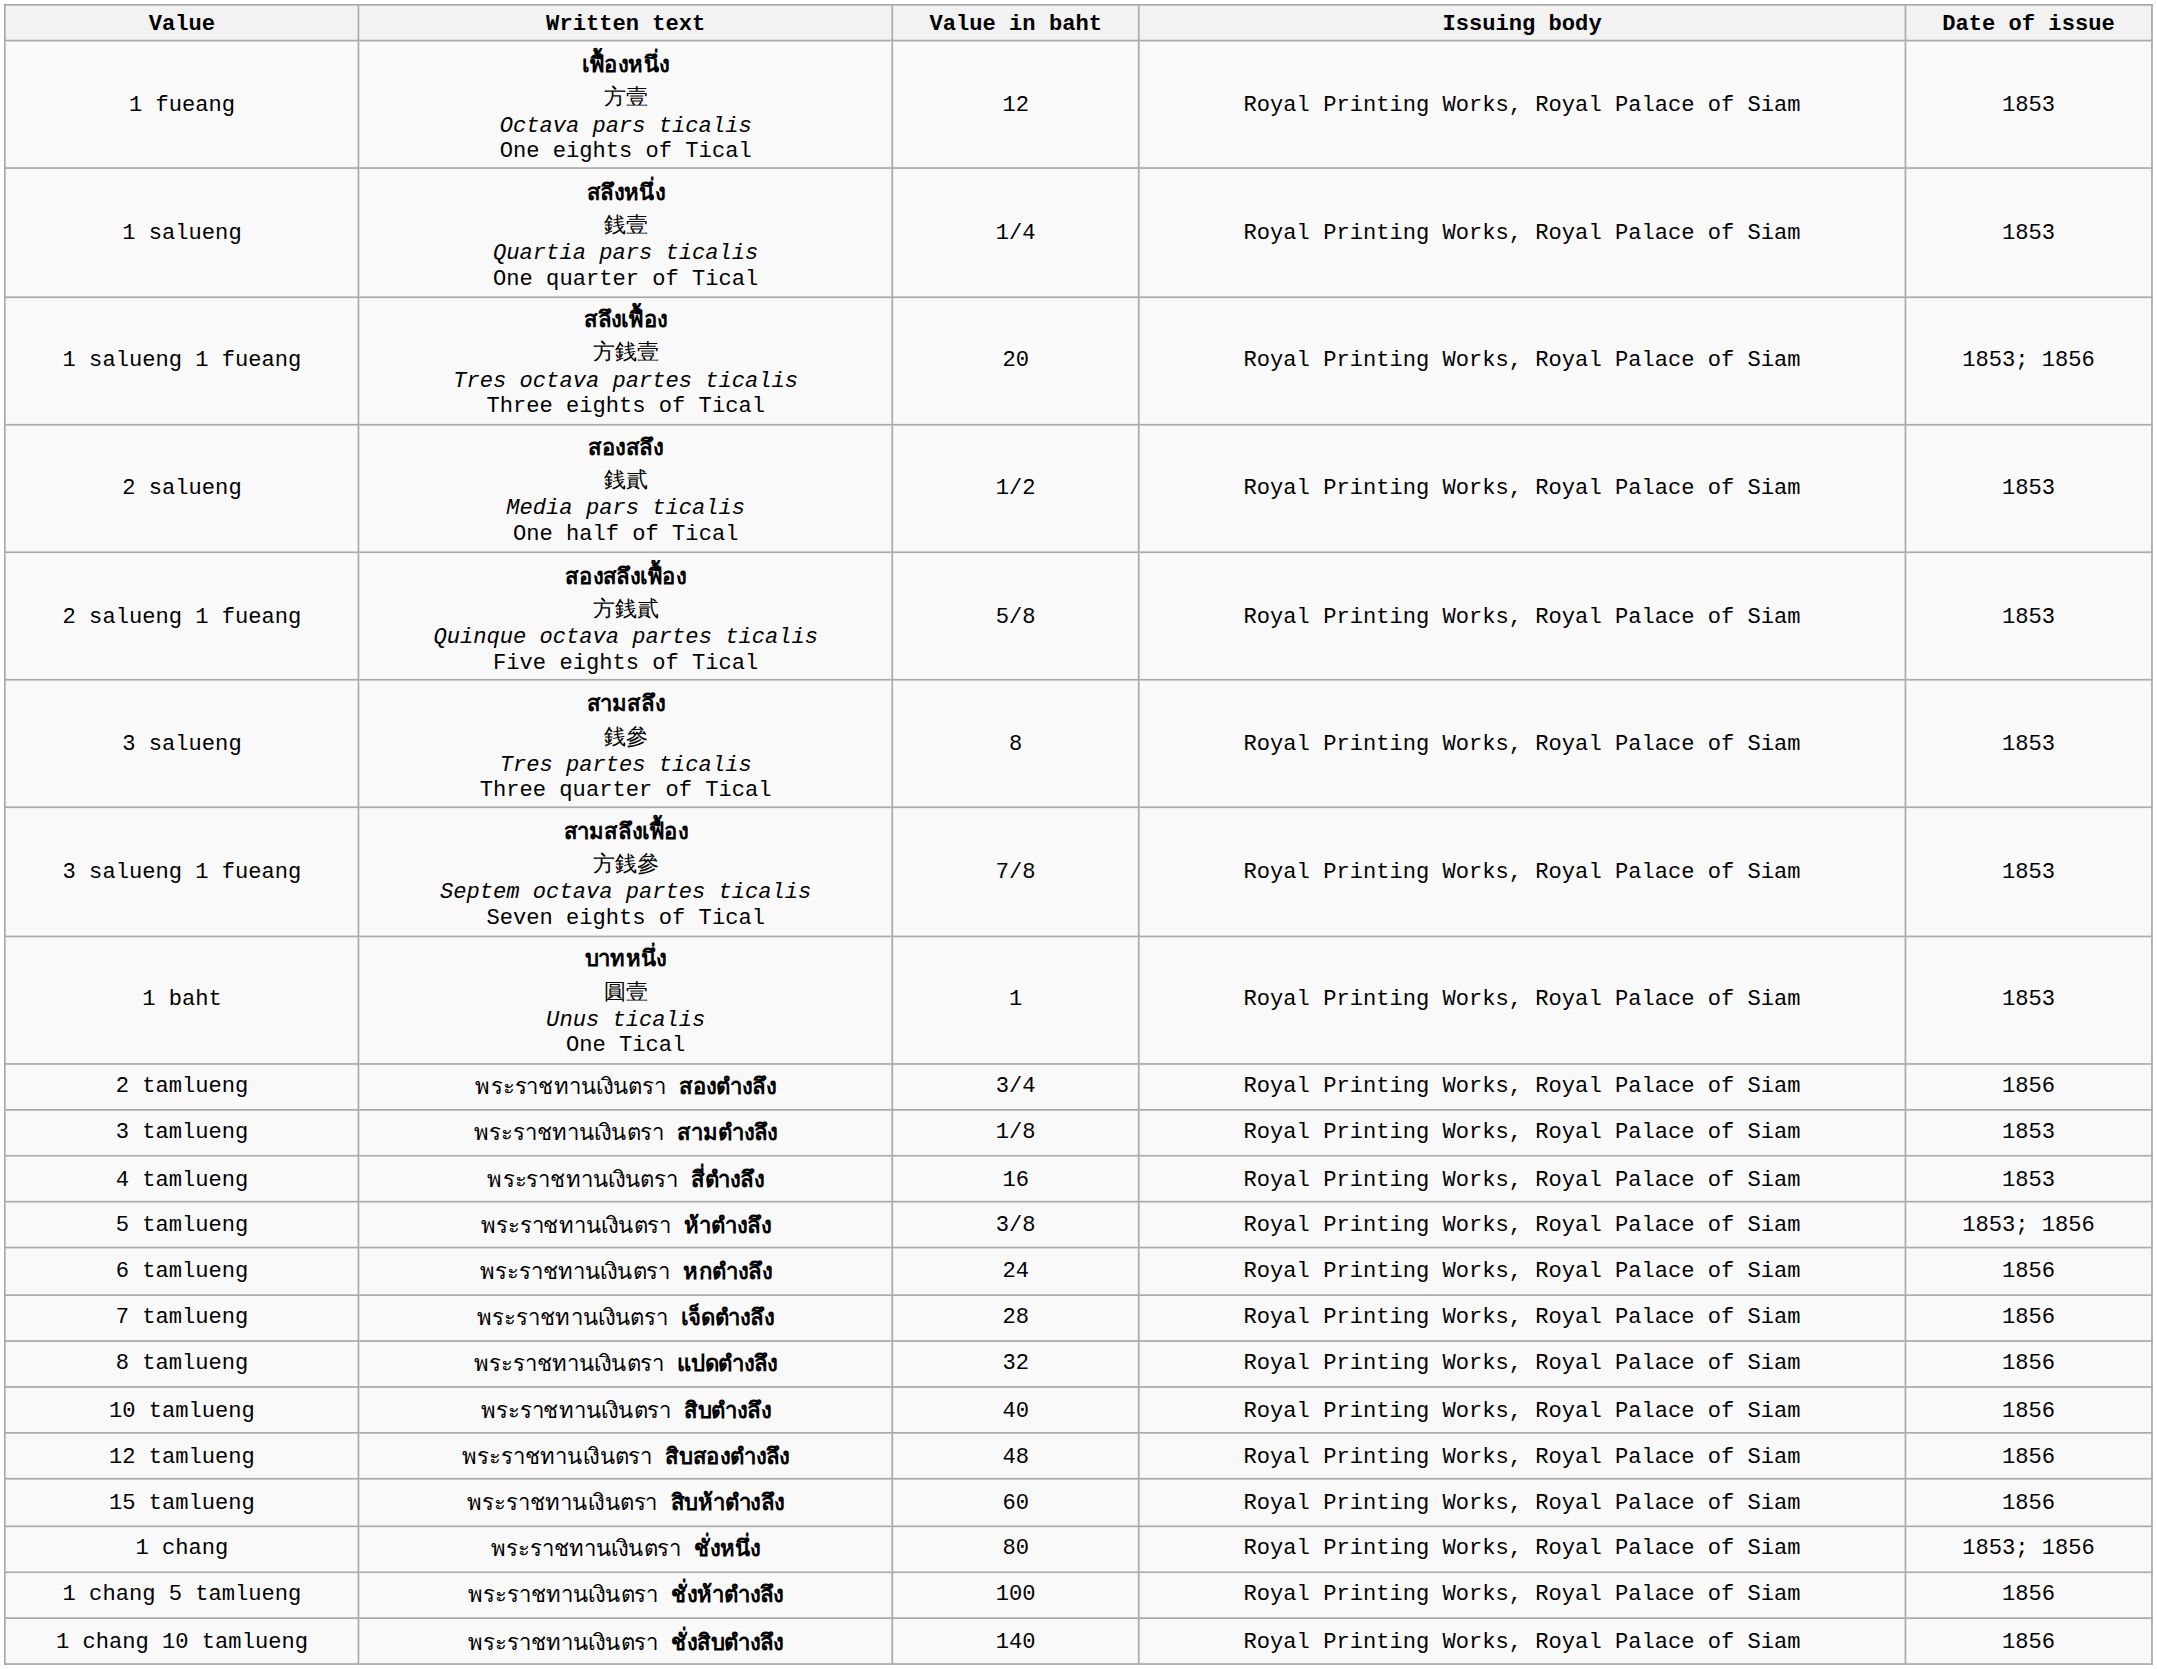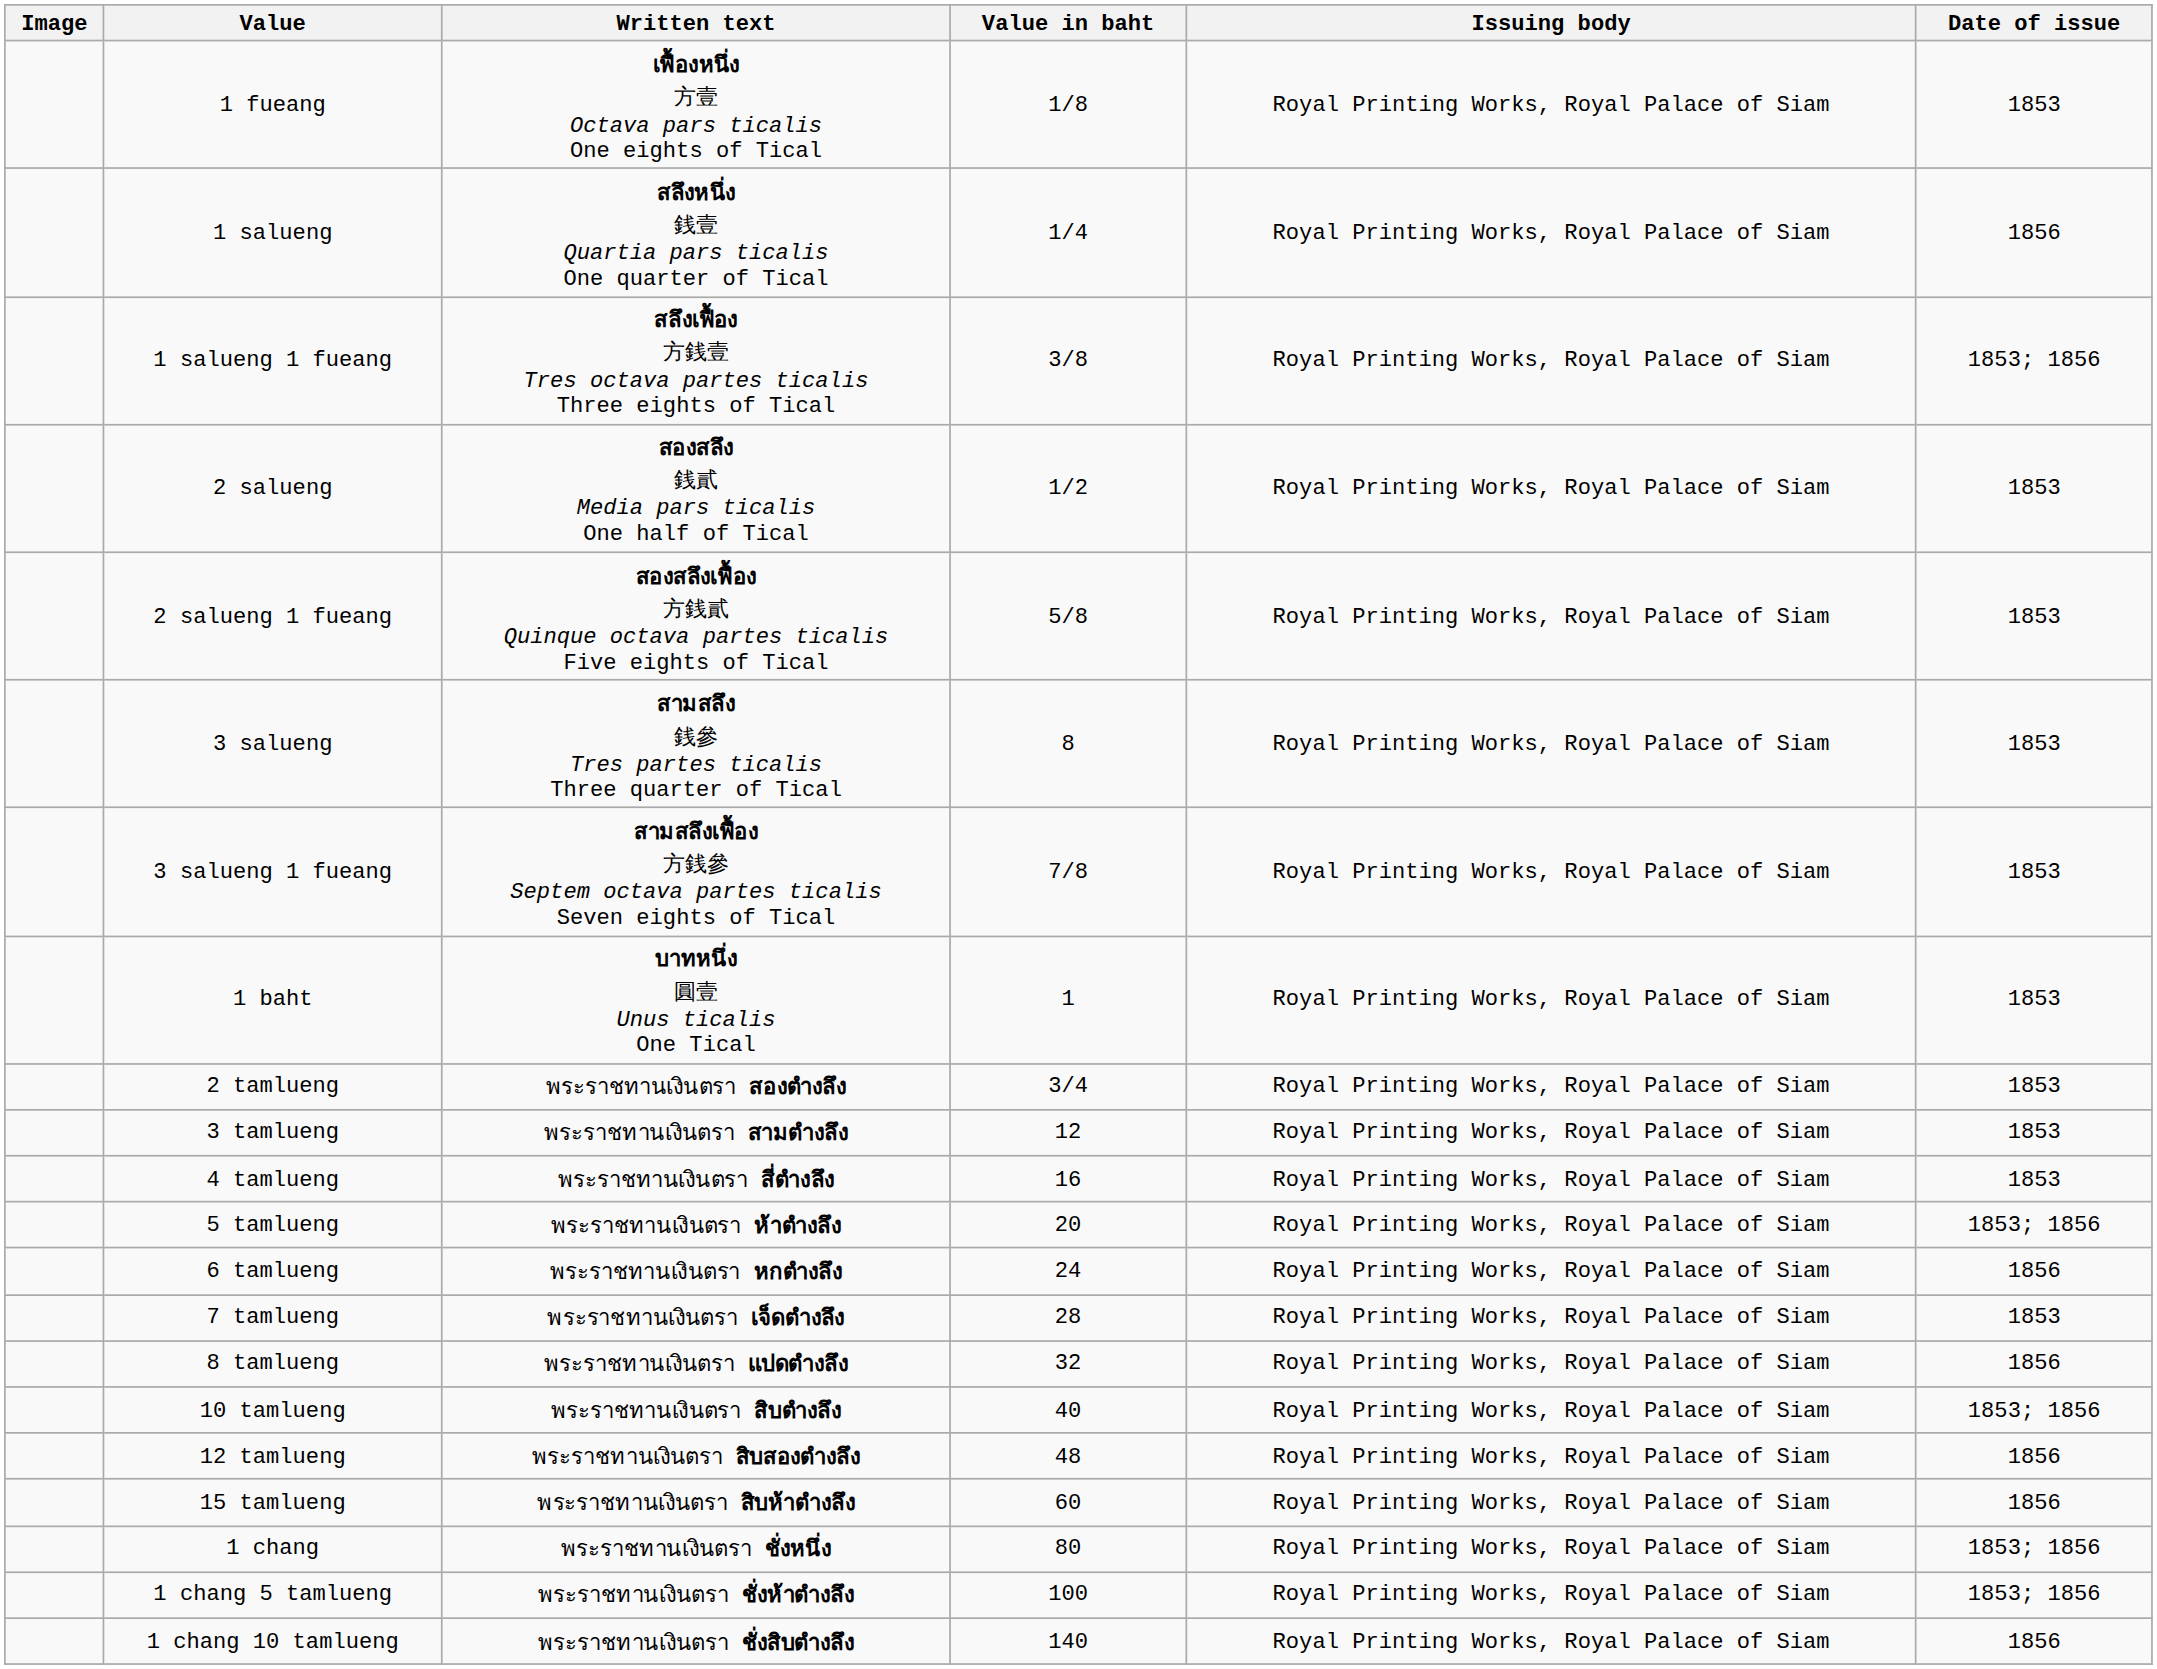+ column: (54, 23)
(1016, 105) 12 -> (1068, 105) 1/8
(2028, 233) 1853 -> (2034, 233) 1856
(1016, 360) 20 -> (1068, 360) 3/8
(2028, 1087) 1856 -> (2034, 1087) 1853
(1016, 1133) 1/8 -> (1068, 1133) 12
(1016, 1225) 3/8 -> (1068, 1225) 20
(2028, 1318) 1856 -> (2034, 1318) 1853
(2028, 1410) 1856 -> (2034, 1410) 1853; 1856
(2028, 1595) 1856 -> (2034, 1595) 1853; 1856
